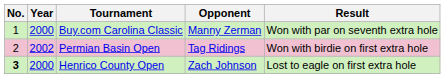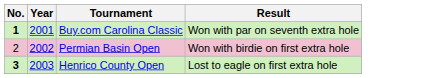- column: (225, 13)
(16, 31) normal -> (16, 31) bold
(42, 31) 2000 -> (42, 31) 2001
(42, 65) 2000 -> (42, 65) 2003
